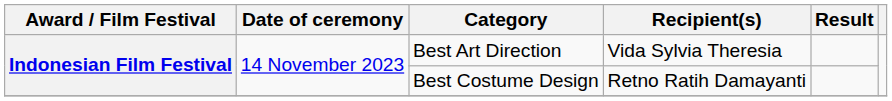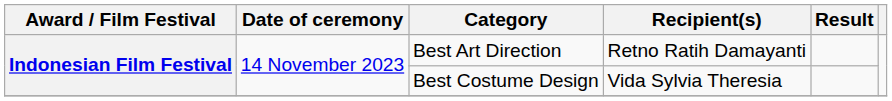(695, 50) Vida Sylvia Theresia -> (707, 50) Retno Ratih Damayanti
(707, 80) Retno Ratih Damayanti -> (695, 80) Vida Sylvia Theresia
